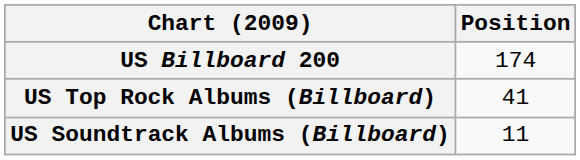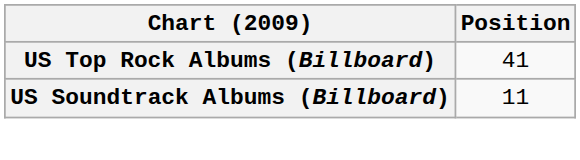- row: (230, 61)
